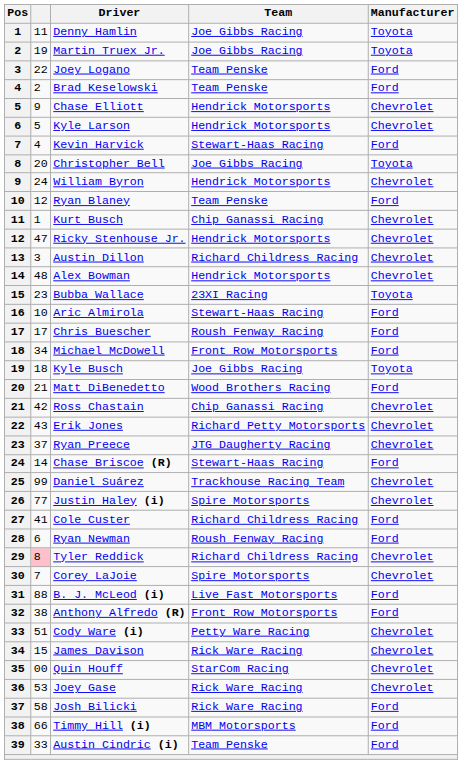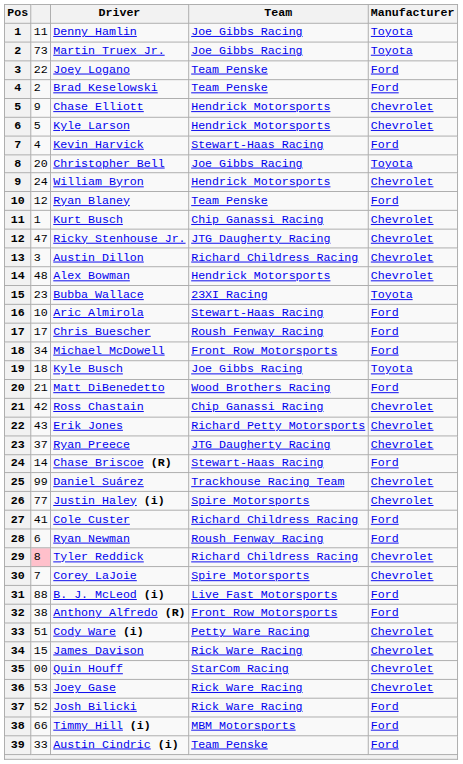(41, 52) 19 -> (41, 52) 73
(261, 239) Hendrick Motorsports -> (261, 239) JTG Daugherty Racing
(41, 708) 58 -> (41, 708) 52
